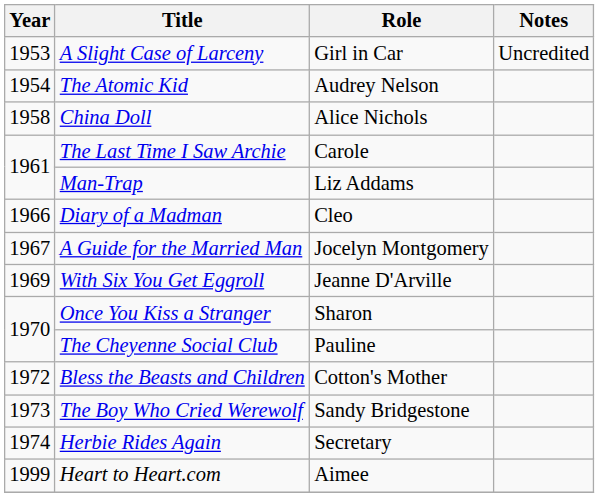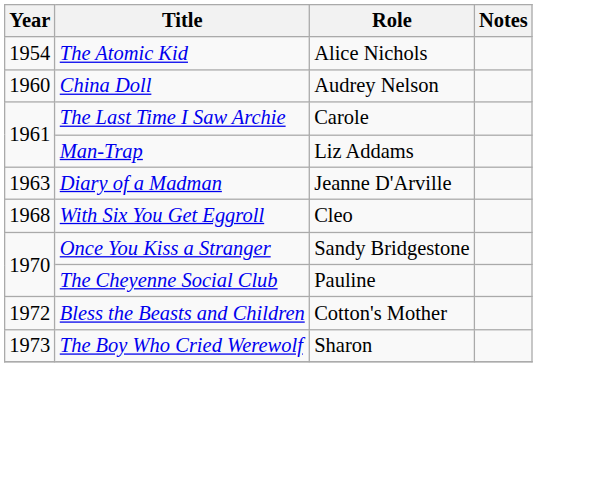- row: (162, 53)
(376, 85) Audrey Nelson -> (371, 53) Alice Nichols
(30, 118) 1958 -> (30, 85) 1960
(371, 118) Alice Nichols -> (376, 85) Audrey Nelson
(30, 215) 1966 -> (30, 183) 1963
(334, 215) Cleo -> (383, 183) Jeanne D'Arville
- row: (181, 248)
(30, 280) 1969 -> (30, 215) 1968
(383, 280) Jeanne D'Arville -> (334, 215) Cleo
(343, 313) Sharon -> (392, 248) Sandy Bridgestone
(392, 410) Sandy Bridgestone -> (343, 345) Sharon
- row: (140, 442)
- row: (140, 475)
